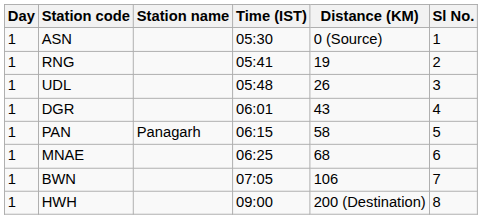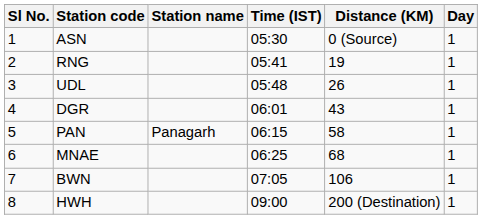columns swapped: (453, 16) <-> (21, 16)
